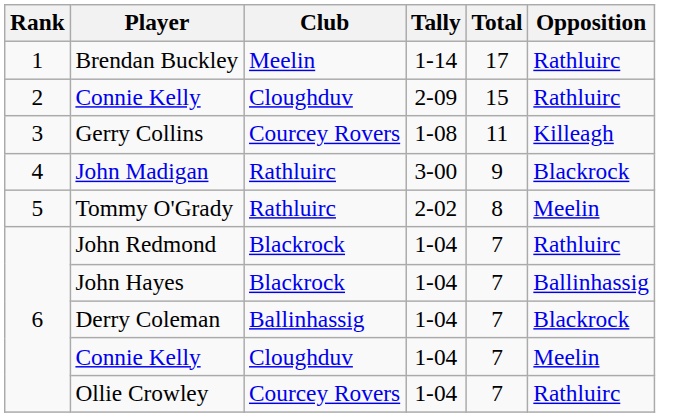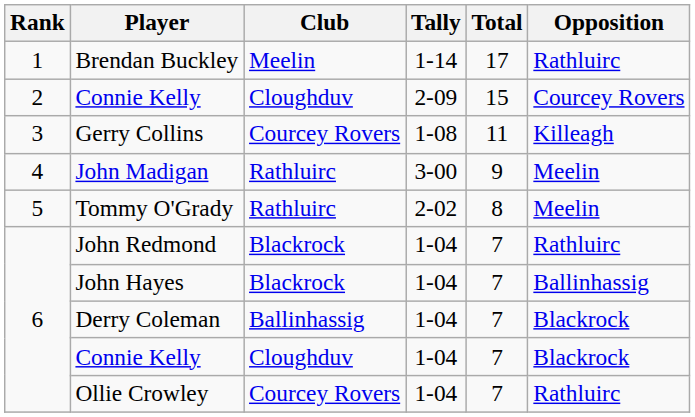(577, 97) Rathluirc -> (609, 97) Courcey Rovers
(581, 171) Blackrock -> (566, 171) Meelin
(566, 356) Meelin -> (581, 356) Blackrock
